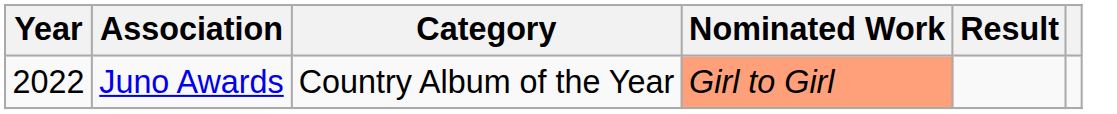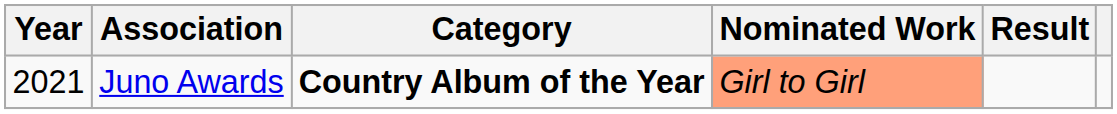(48, 81) 2022 -> (48, 81) 2021
(486, 81) normal -> (502, 81) bold
